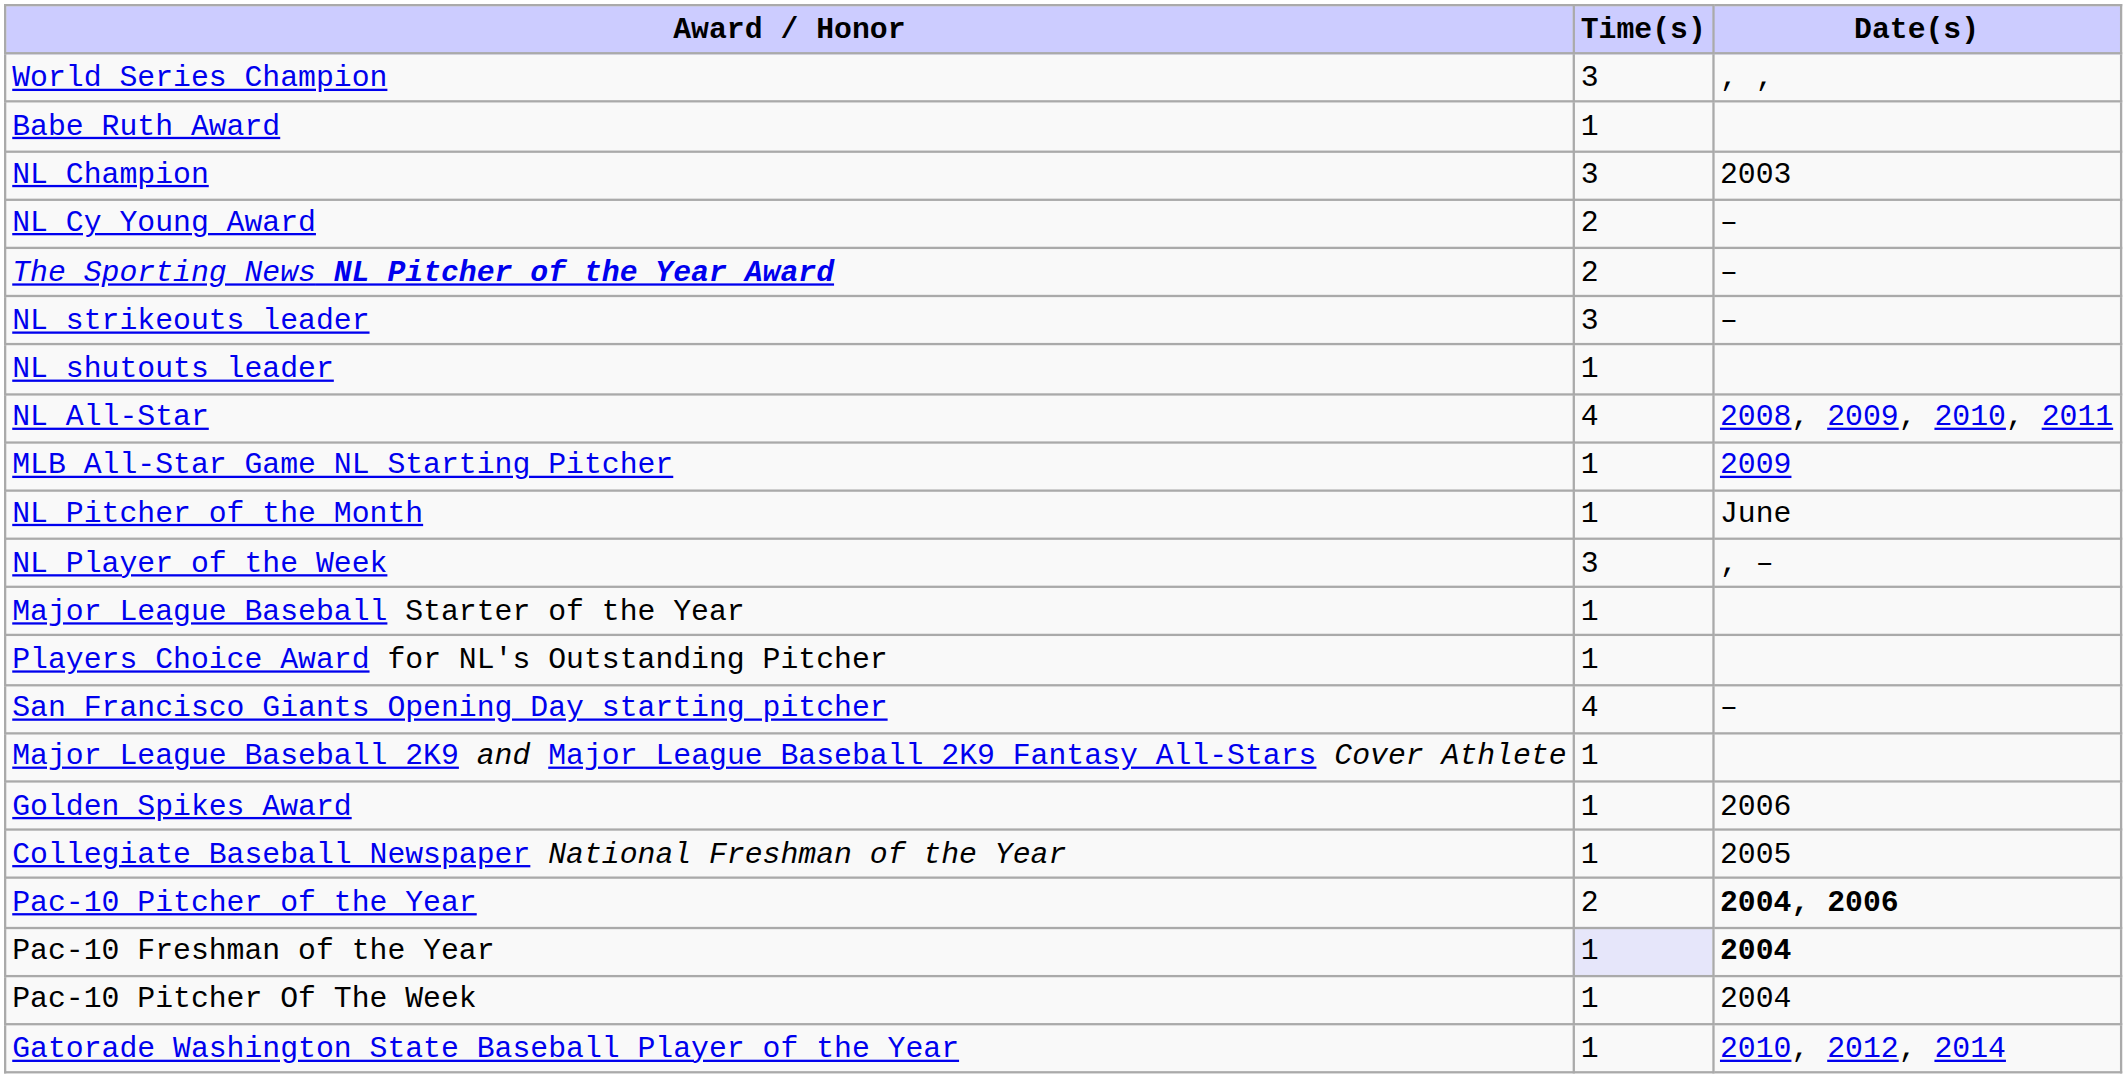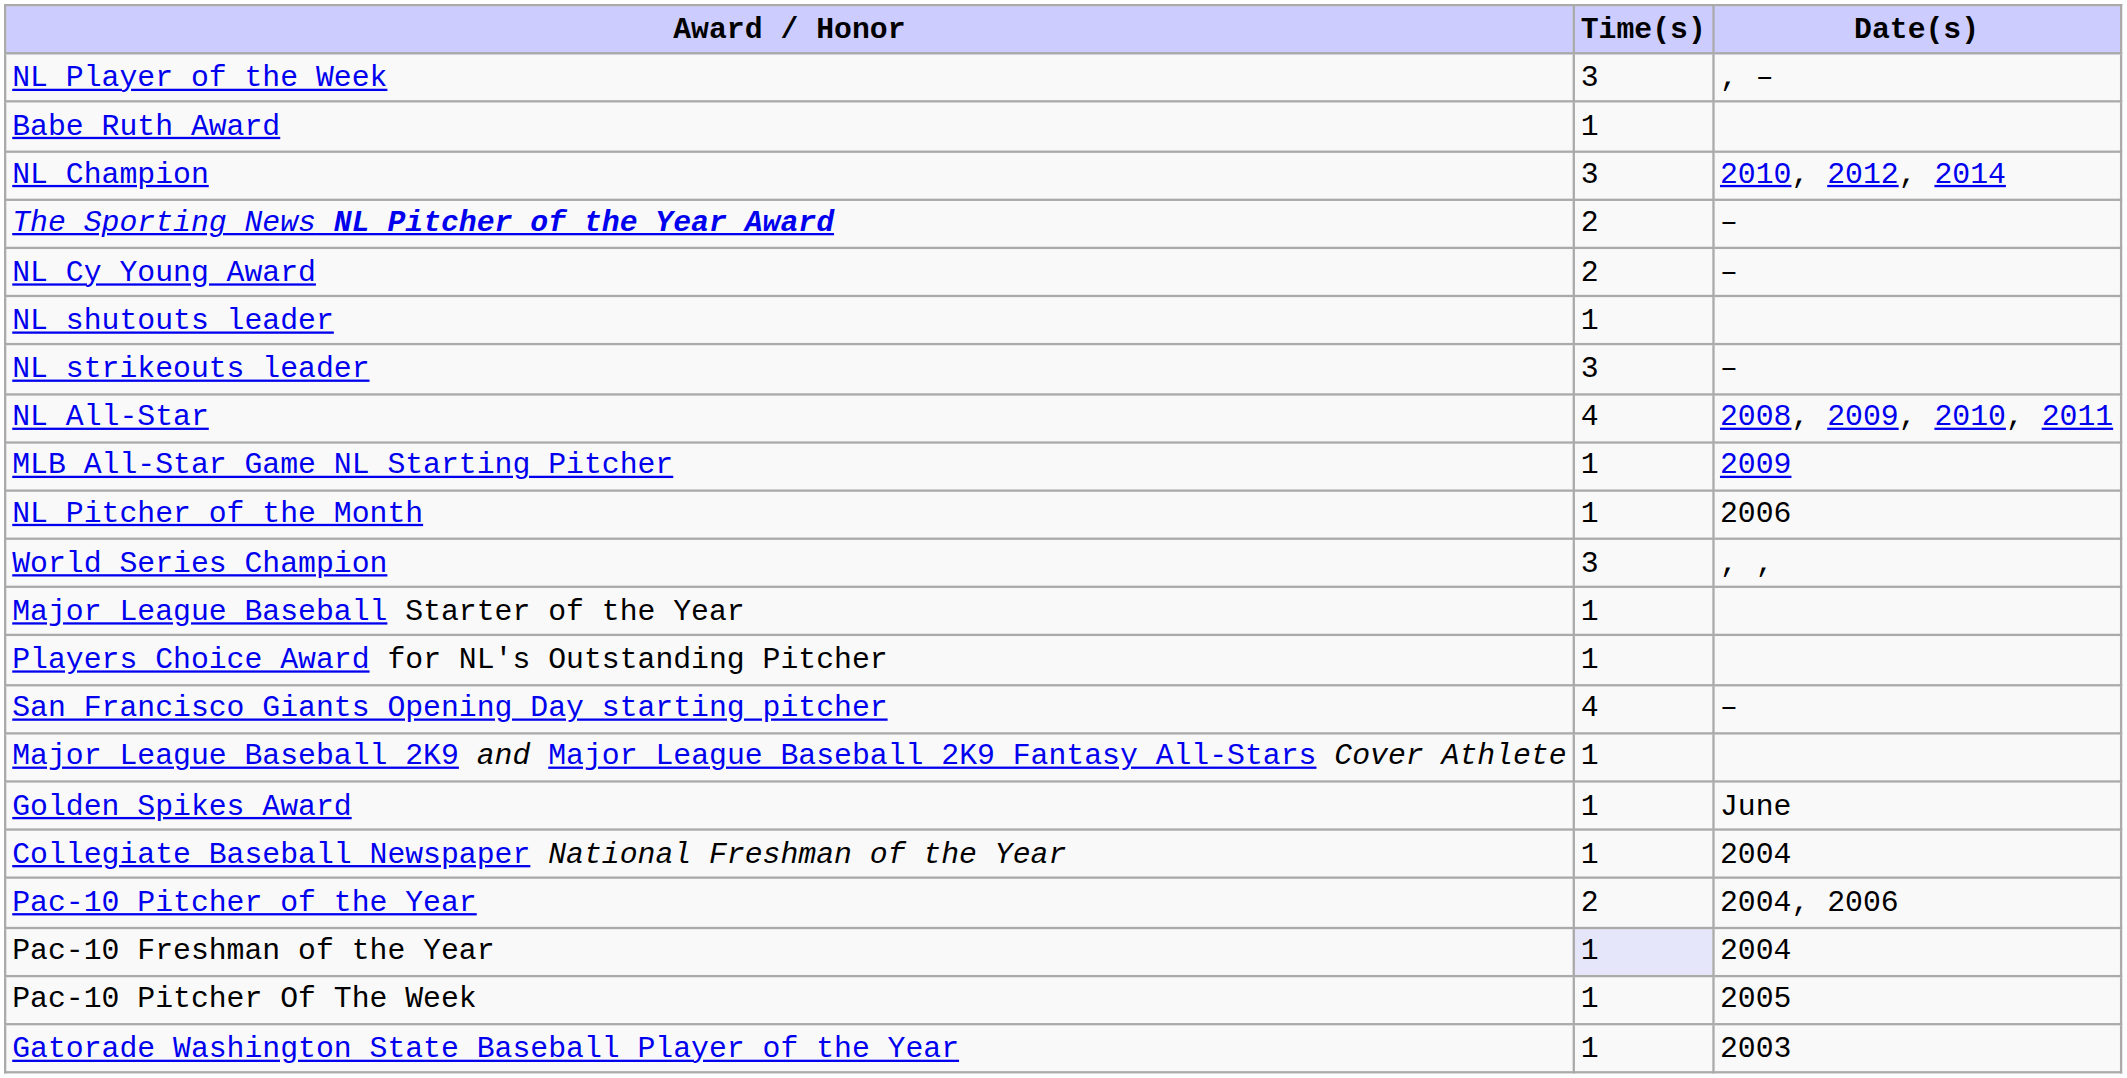rows swapped: (200, 78) <-> (200, 563)
(1756, 175) 2003 -> (1863, 175) 2010, 2012, 2014
rows swapped: (164, 223) <-> (423, 272)
rows swapped: (191, 321) <-> (173, 369)
(1756, 515) June -> (1756, 515) 2006
(1756, 806) 2006 -> (1756, 806) June
(1756, 854) 2005 -> (1756, 854) 2004
(1809, 903) bold -> (1809, 903) normal
(1756, 951) bold -> (1756, 951) normal
(1756, 1000) 2004 -> (1756, 1000) 2005
(1863, 1048) 2010, 2012, 2014 -> (1756, 1048) 2003
